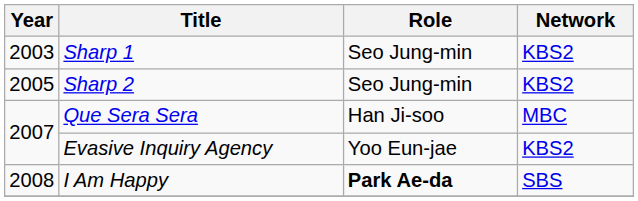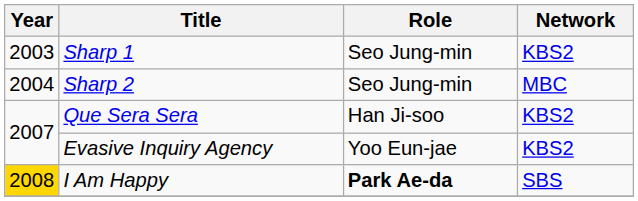(32, 84) 2005 -> (32, 84) 2004
(548, 84) KBS2 -> (545, 84) MBC
(545, 116) MBC -> (548, 116) KBS2
(32, 180) no background -> (32, 180) gold background
